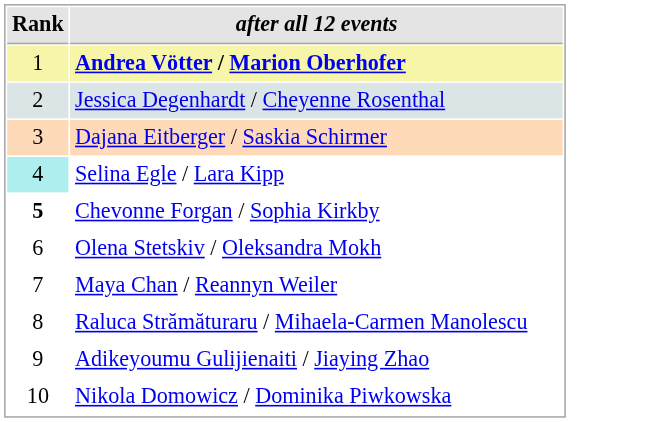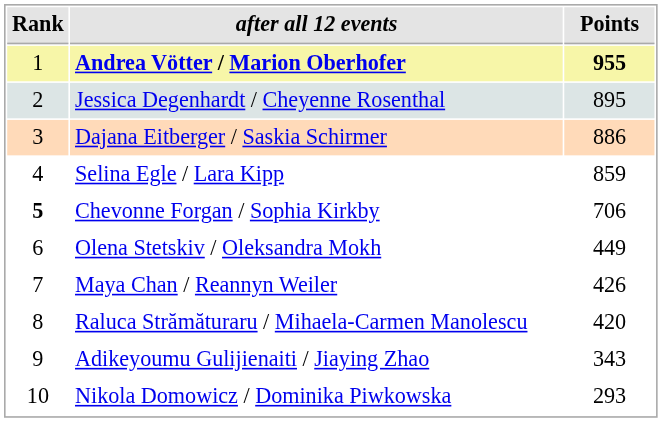+ column: (610, 24)
(38, 174) paleturquoise background -> (38, 174) no background
